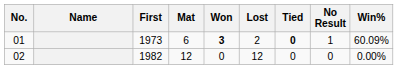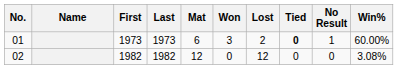+ column: (164, 18)
(222, 40) bold -> (229, 40) normal
(371, 40) 60.09% -> (372, 40) 60.00%
(371, 56) 0.00% -> (372, 56) 3.08%
